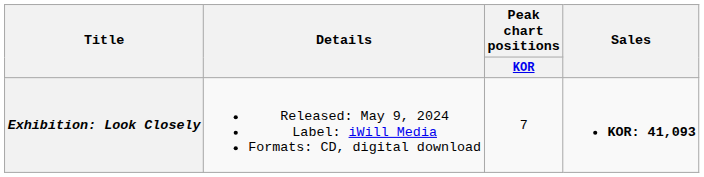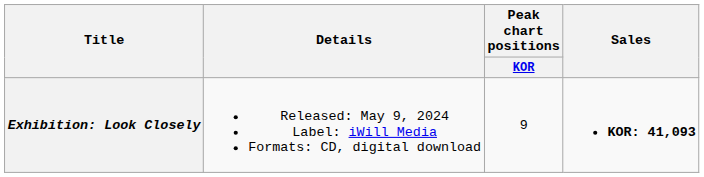(524, 125) 7 -> (524, 125) 9
